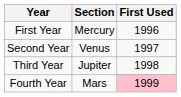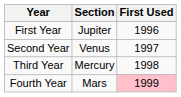(95, 30) Mercury -> (95, 30) Jupiter
(95, 65) Jupiter -> (95, 65) Mercury
